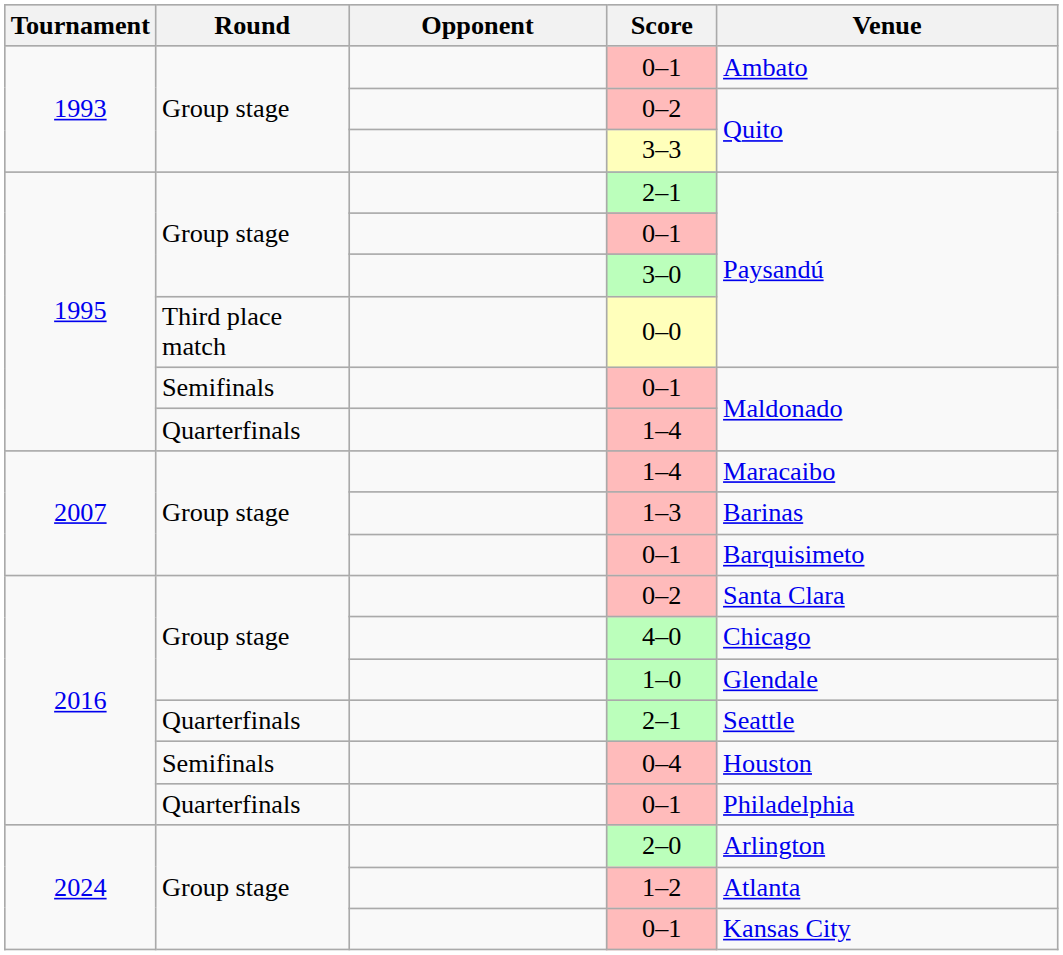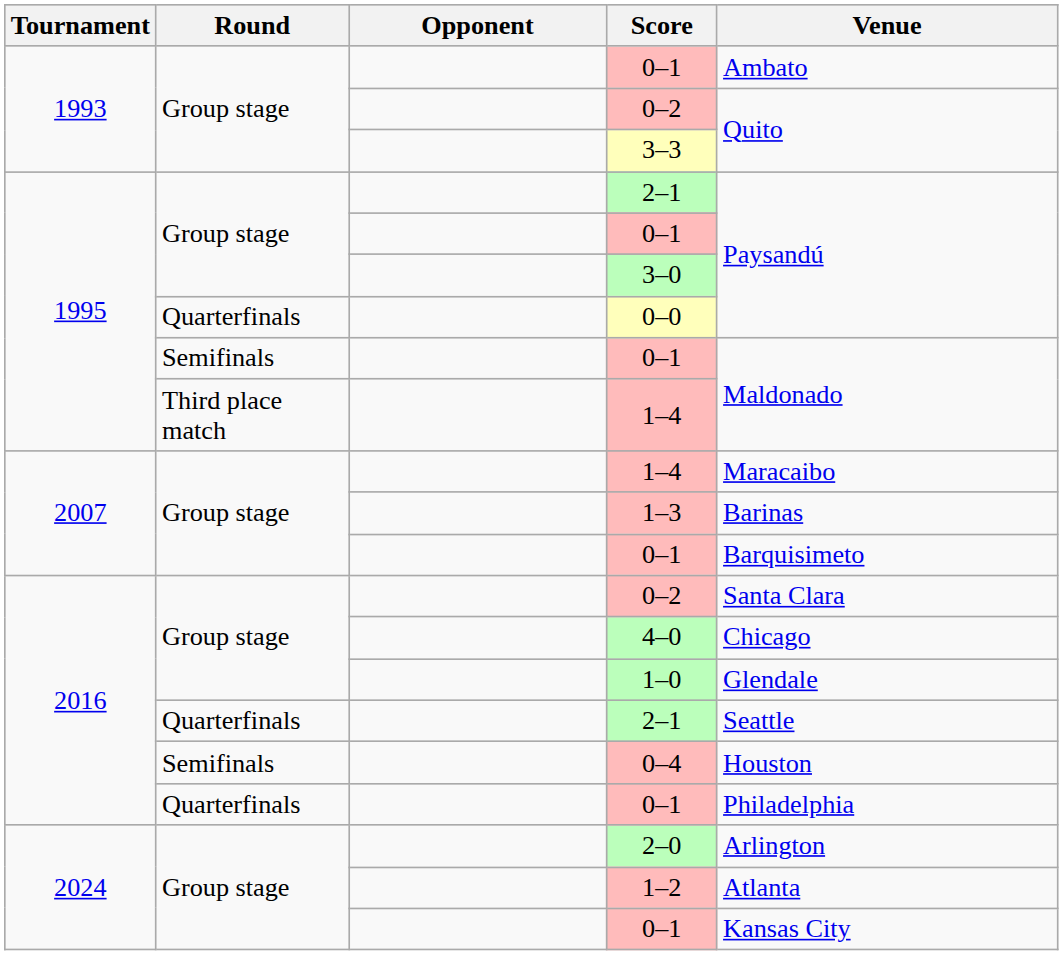(222, 331) Third place match -> (231, 316) Quarterfinals
(231, 429) Quarterfinals -> (222, 414) Third place match
